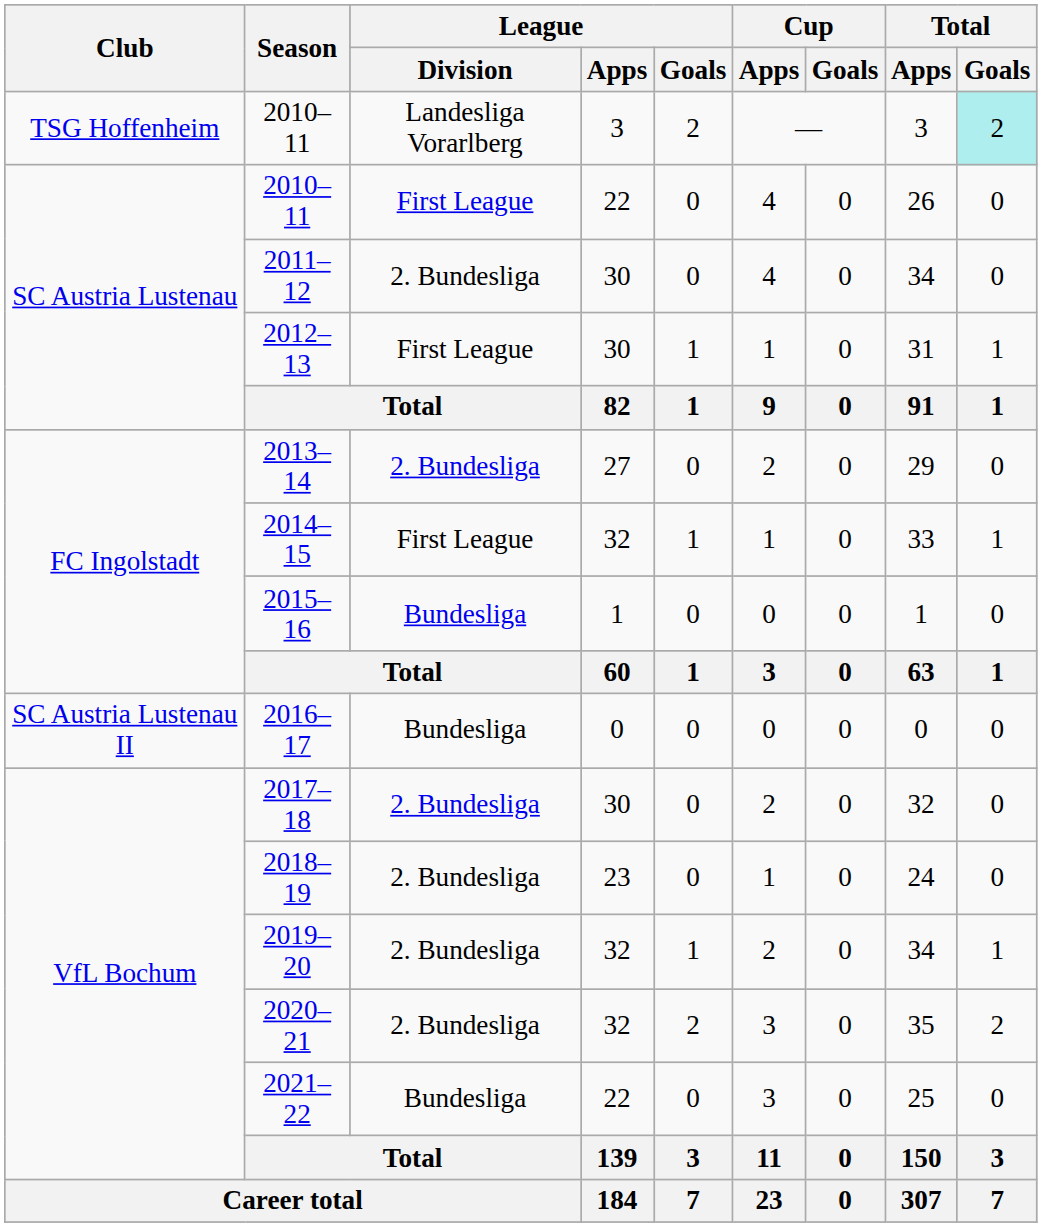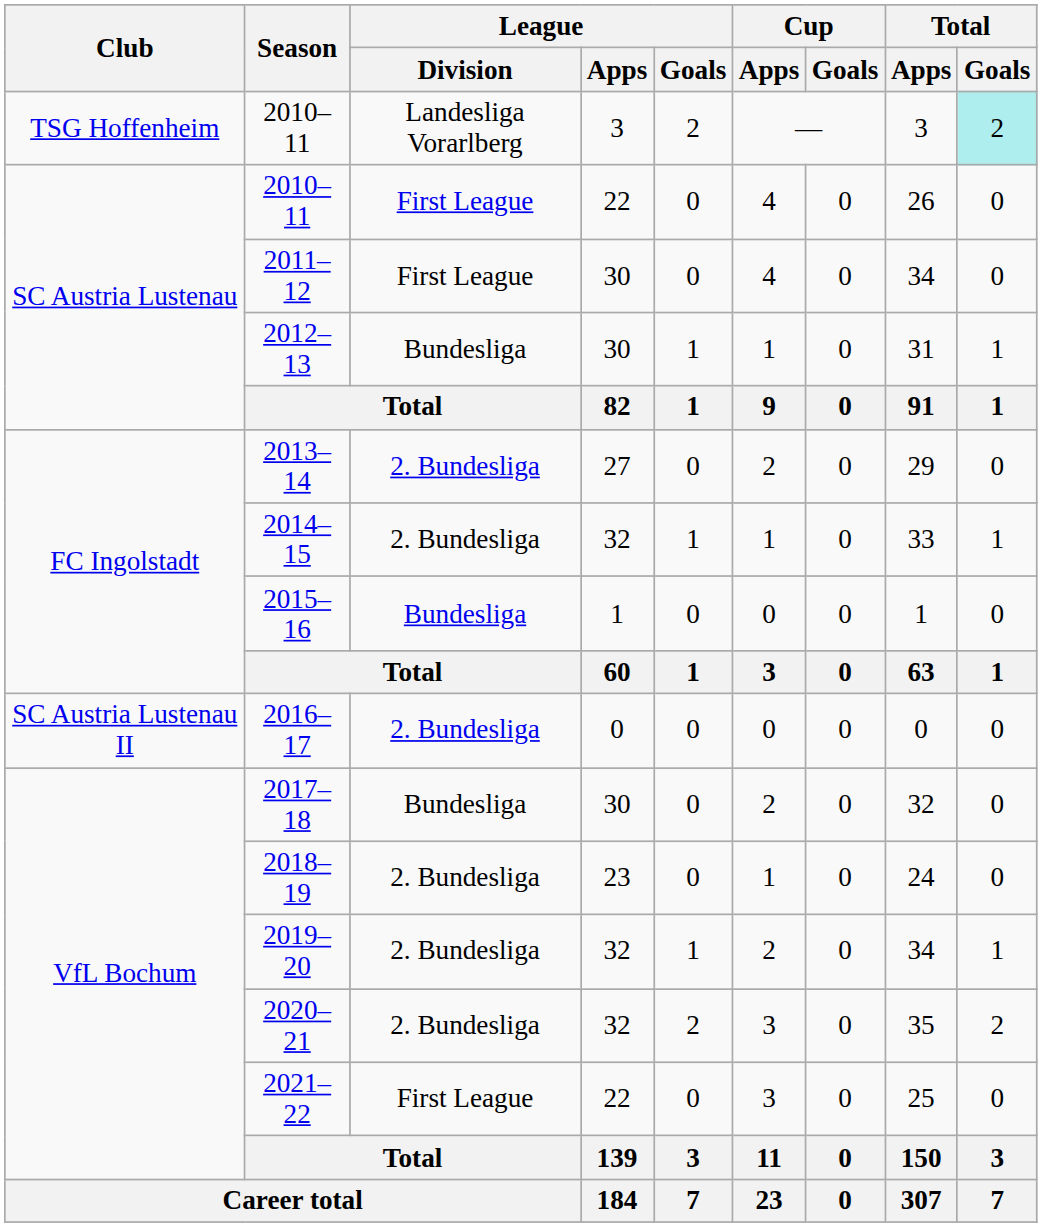(465, 275) 2. Bundesliga -> (465, 275) First League
(465, 348) First League -> (465, 348) Bundesliga
(465, 539) First League -> (465, 539) 2. Bundesliga
(465, 730) Bundesliga -> (465, 730) 2. Bundesliga
(465, 803) 2. Bundesliga -> (465, 803) Bundesliga
(465, 1098) Bundesliga -> (465, 1098) First League
